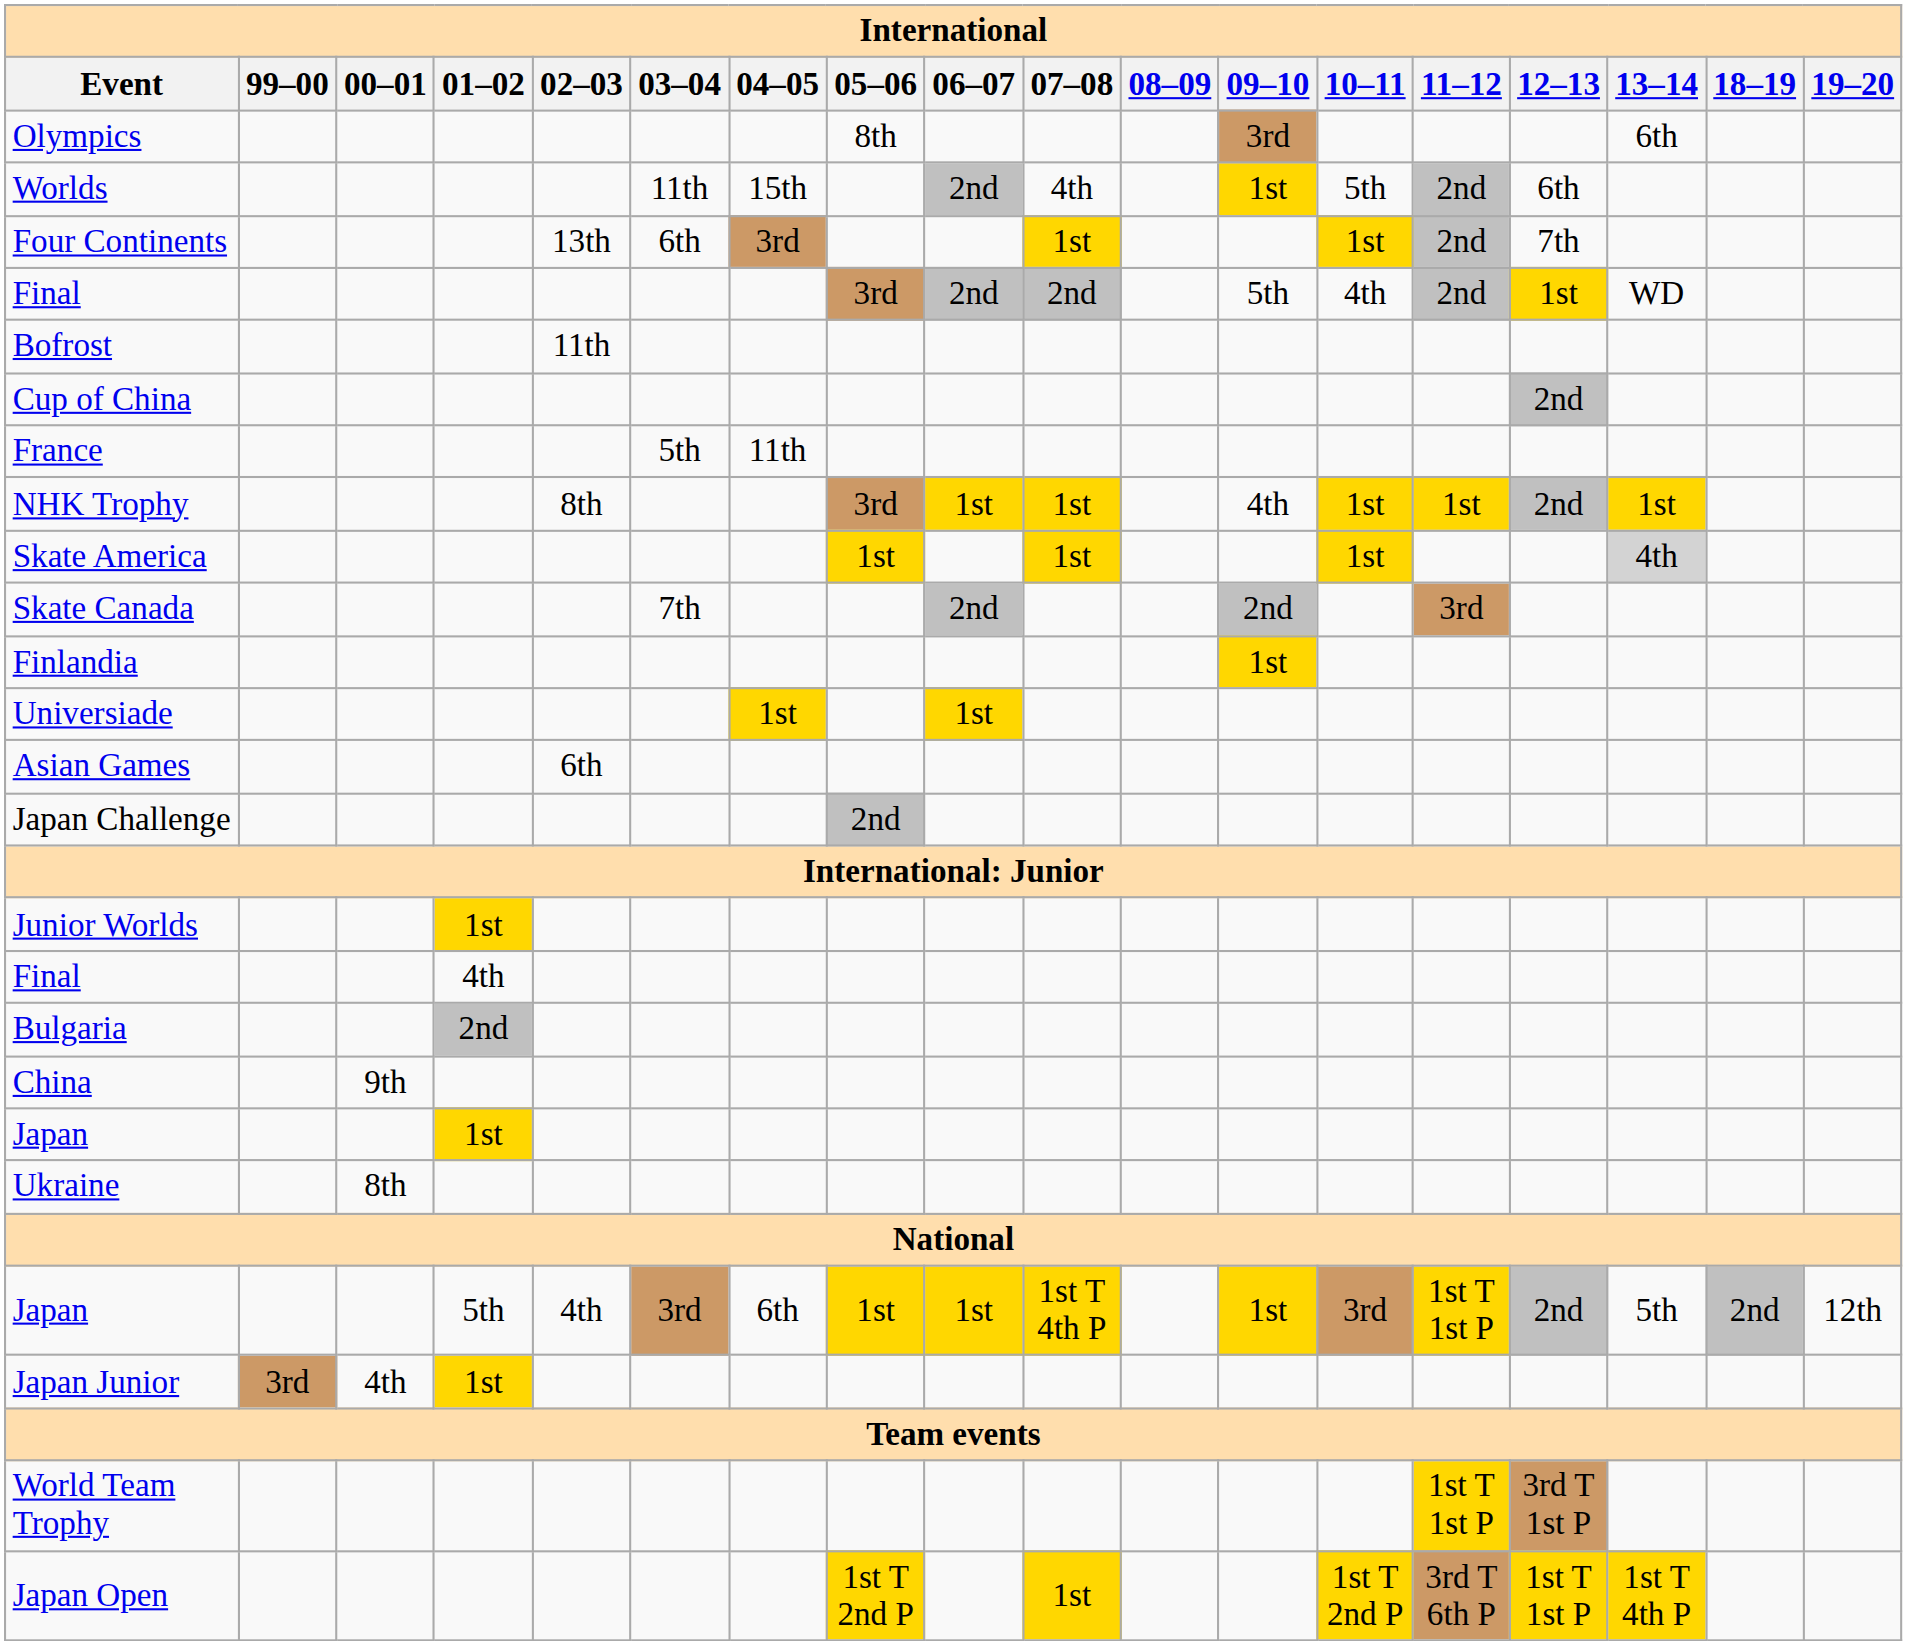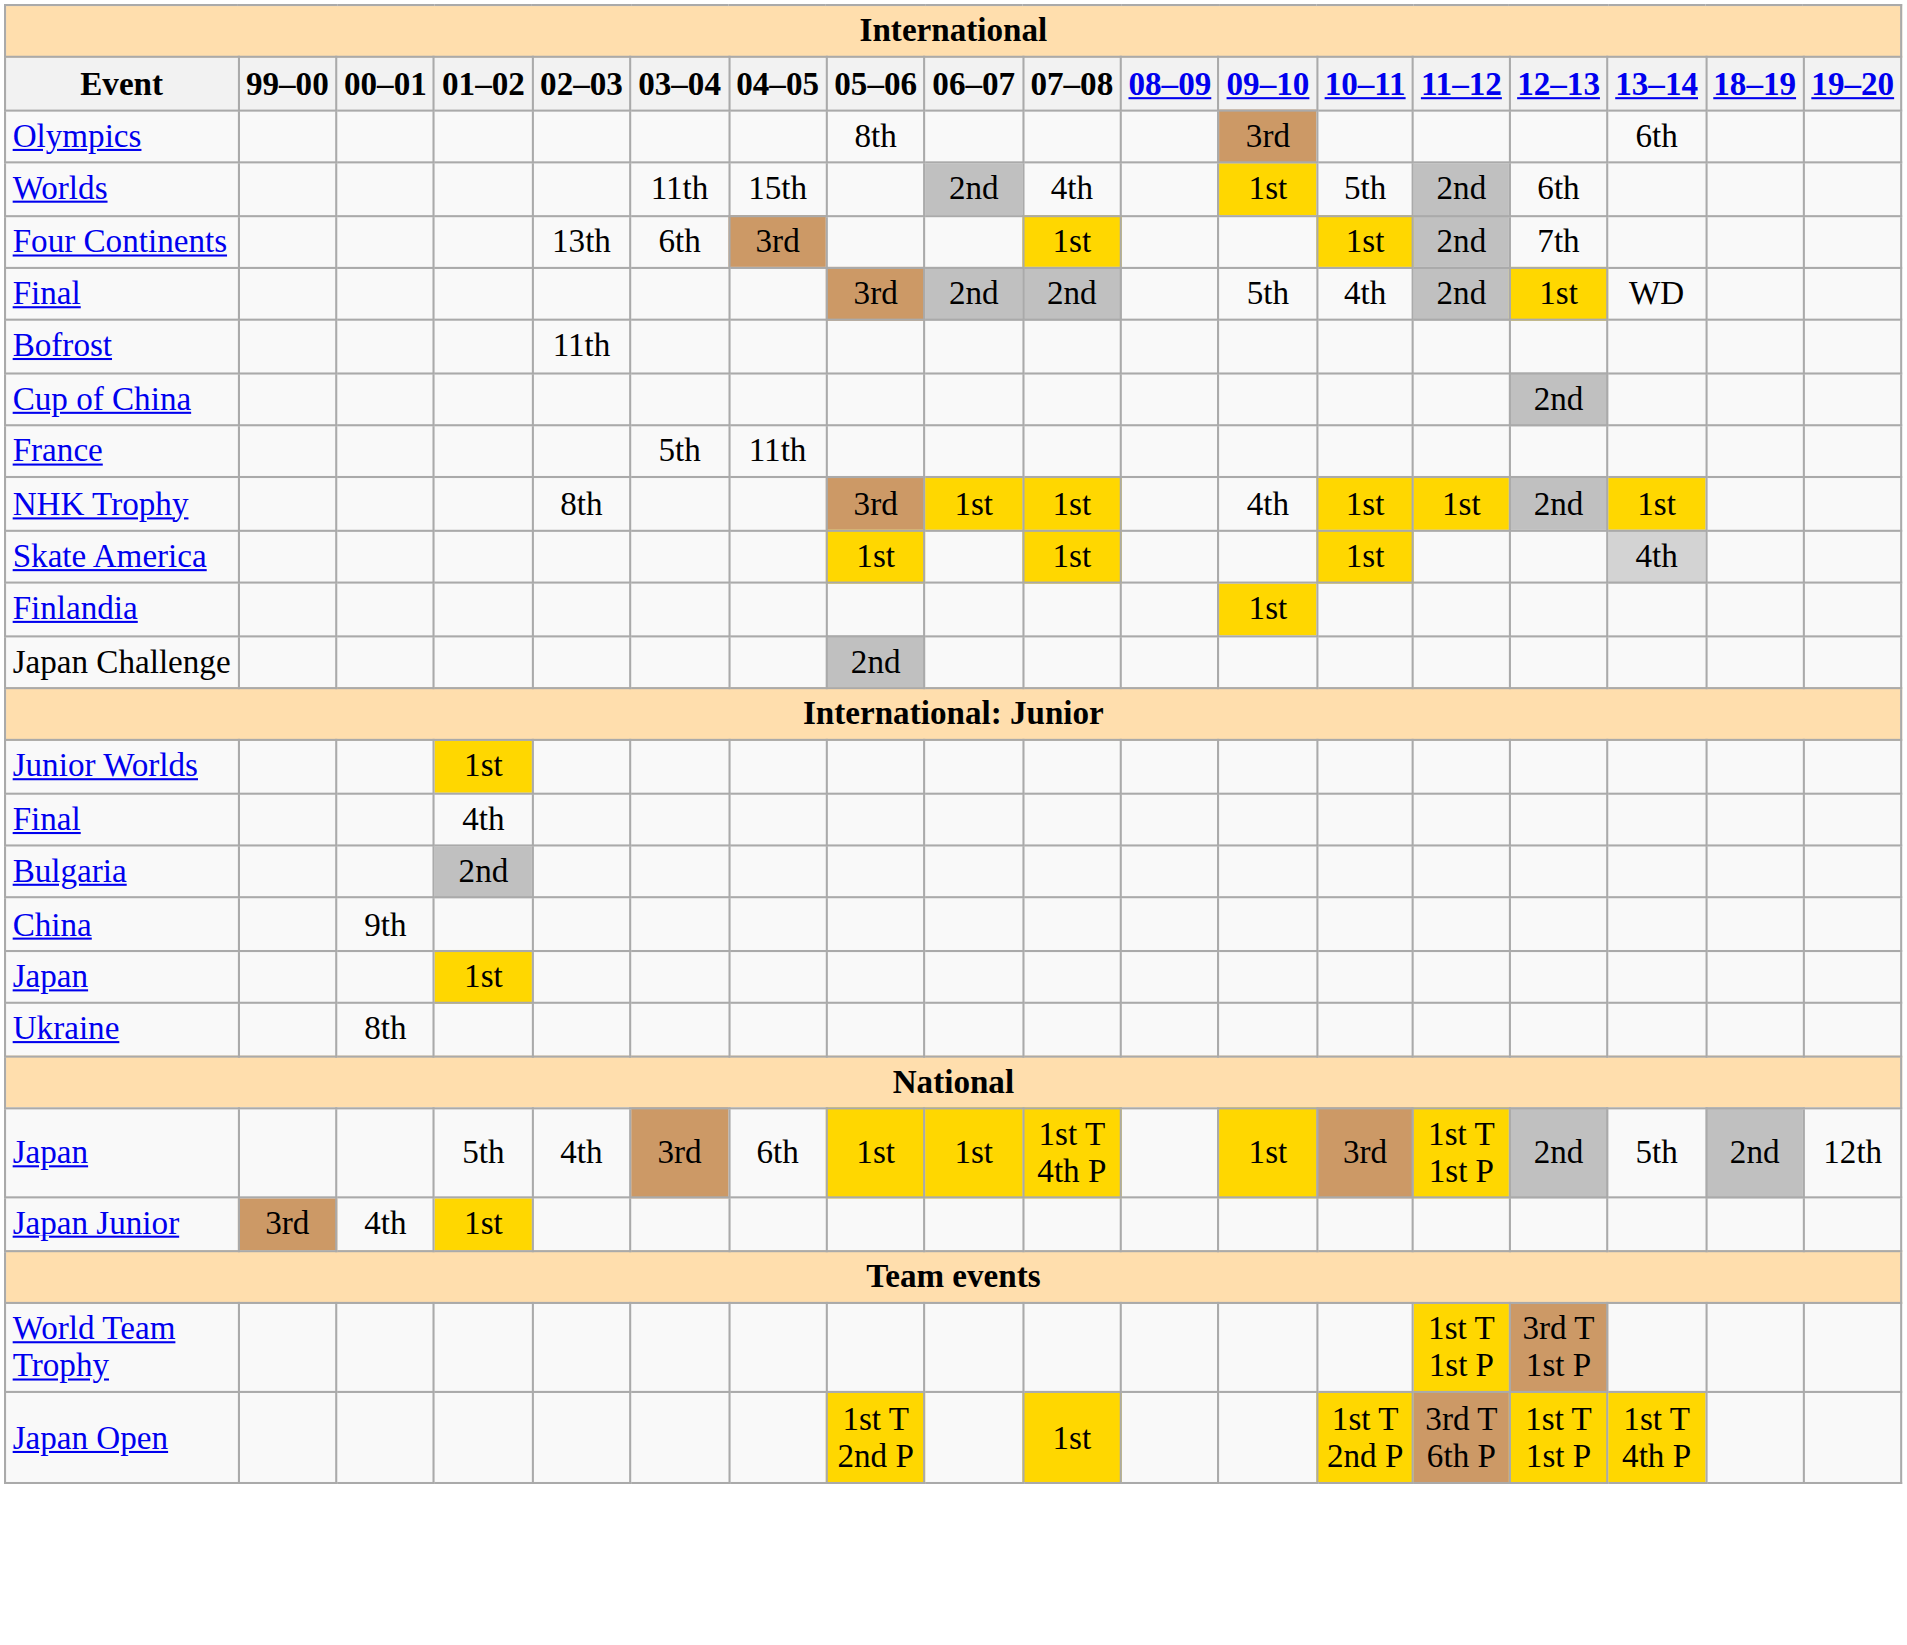- row: (103, 608)
- row: (93, 713)
- row: (101, 766)
